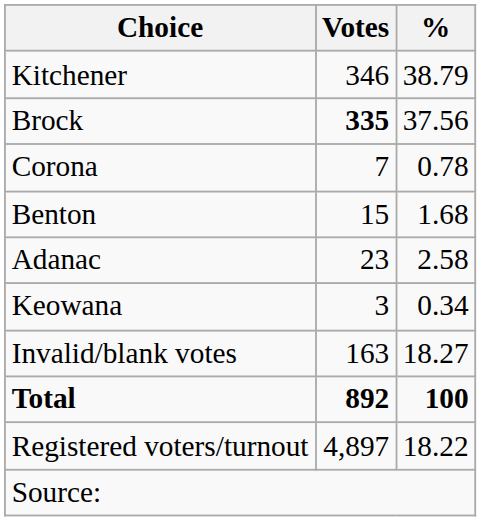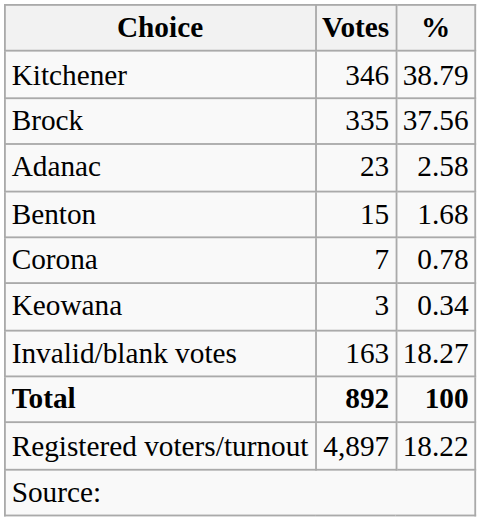(367, 120) bold -> (367, 120) normal
rows swapped: (56, 259) <-> (55, 167)
